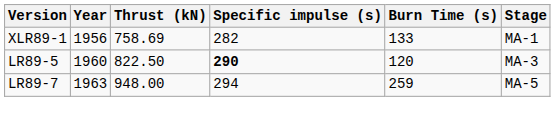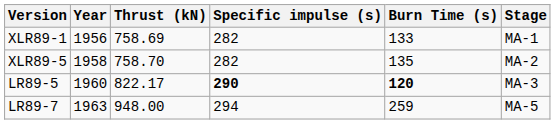+ row: (37, 62)
(139, 62) 822.50 -> (139, 85) 822.17
(401, 62) normal -> (401, 85) bold
